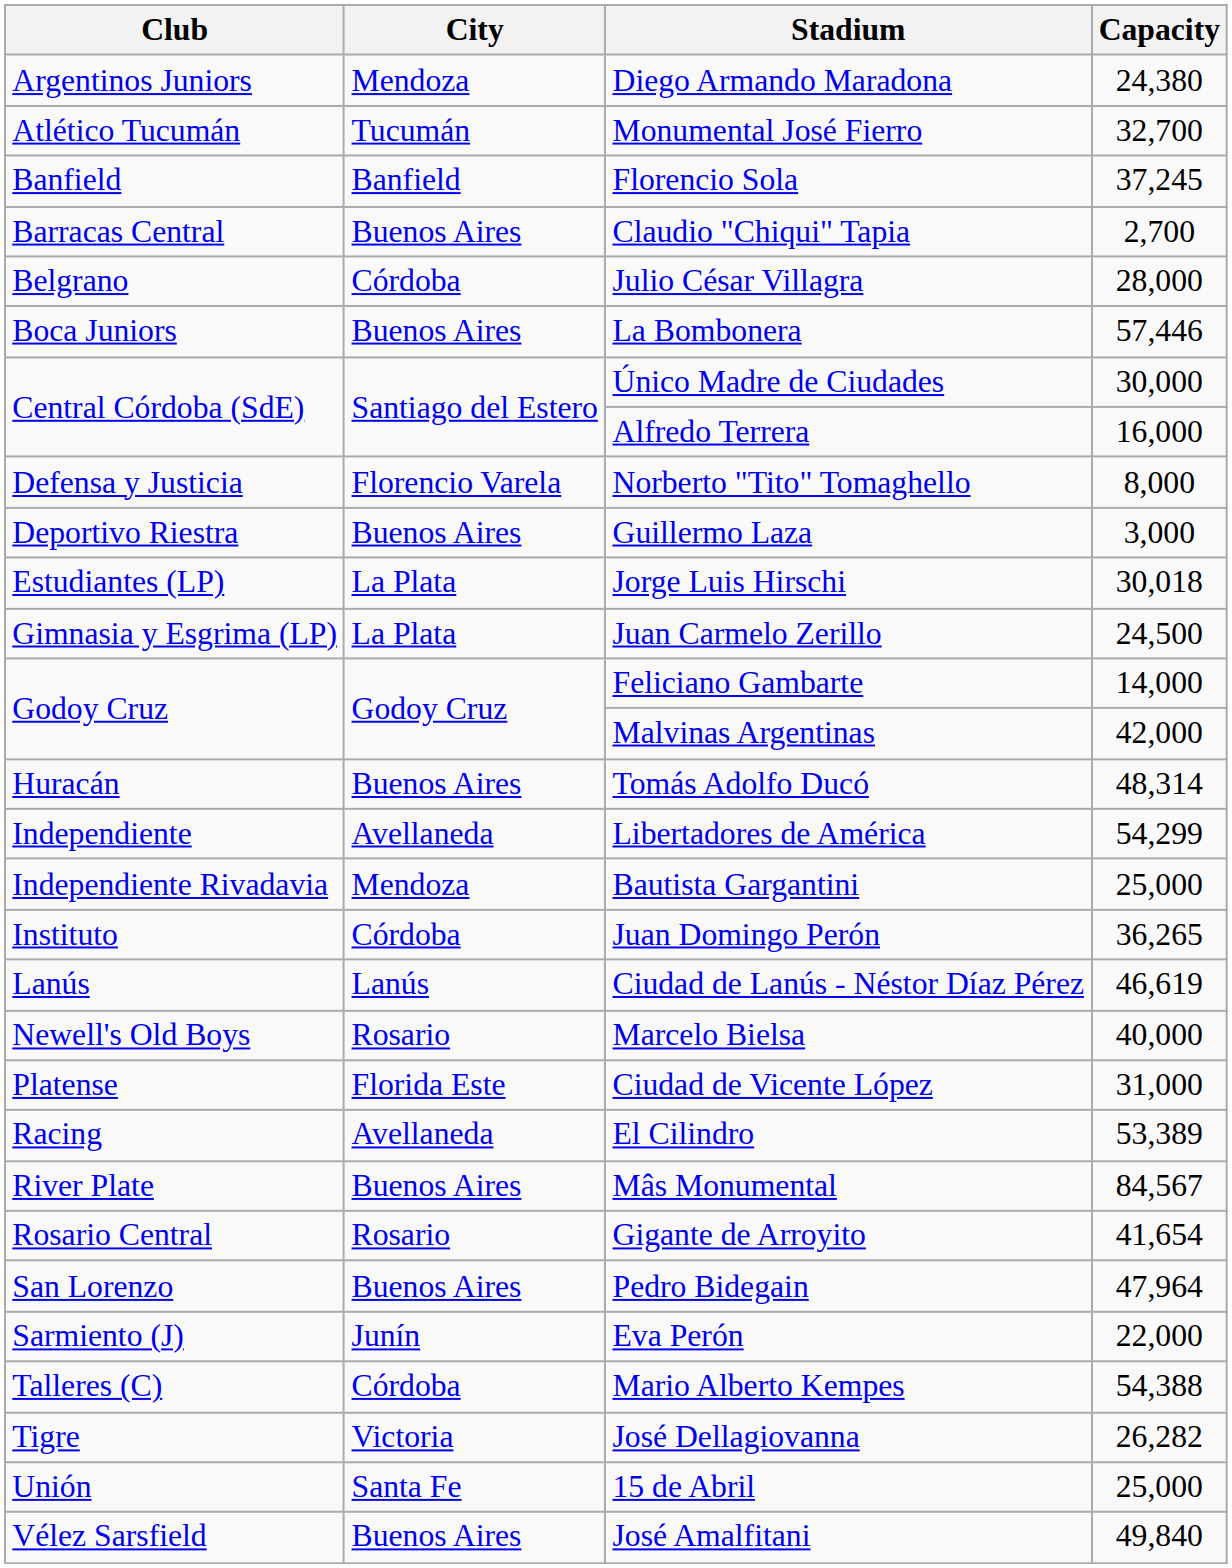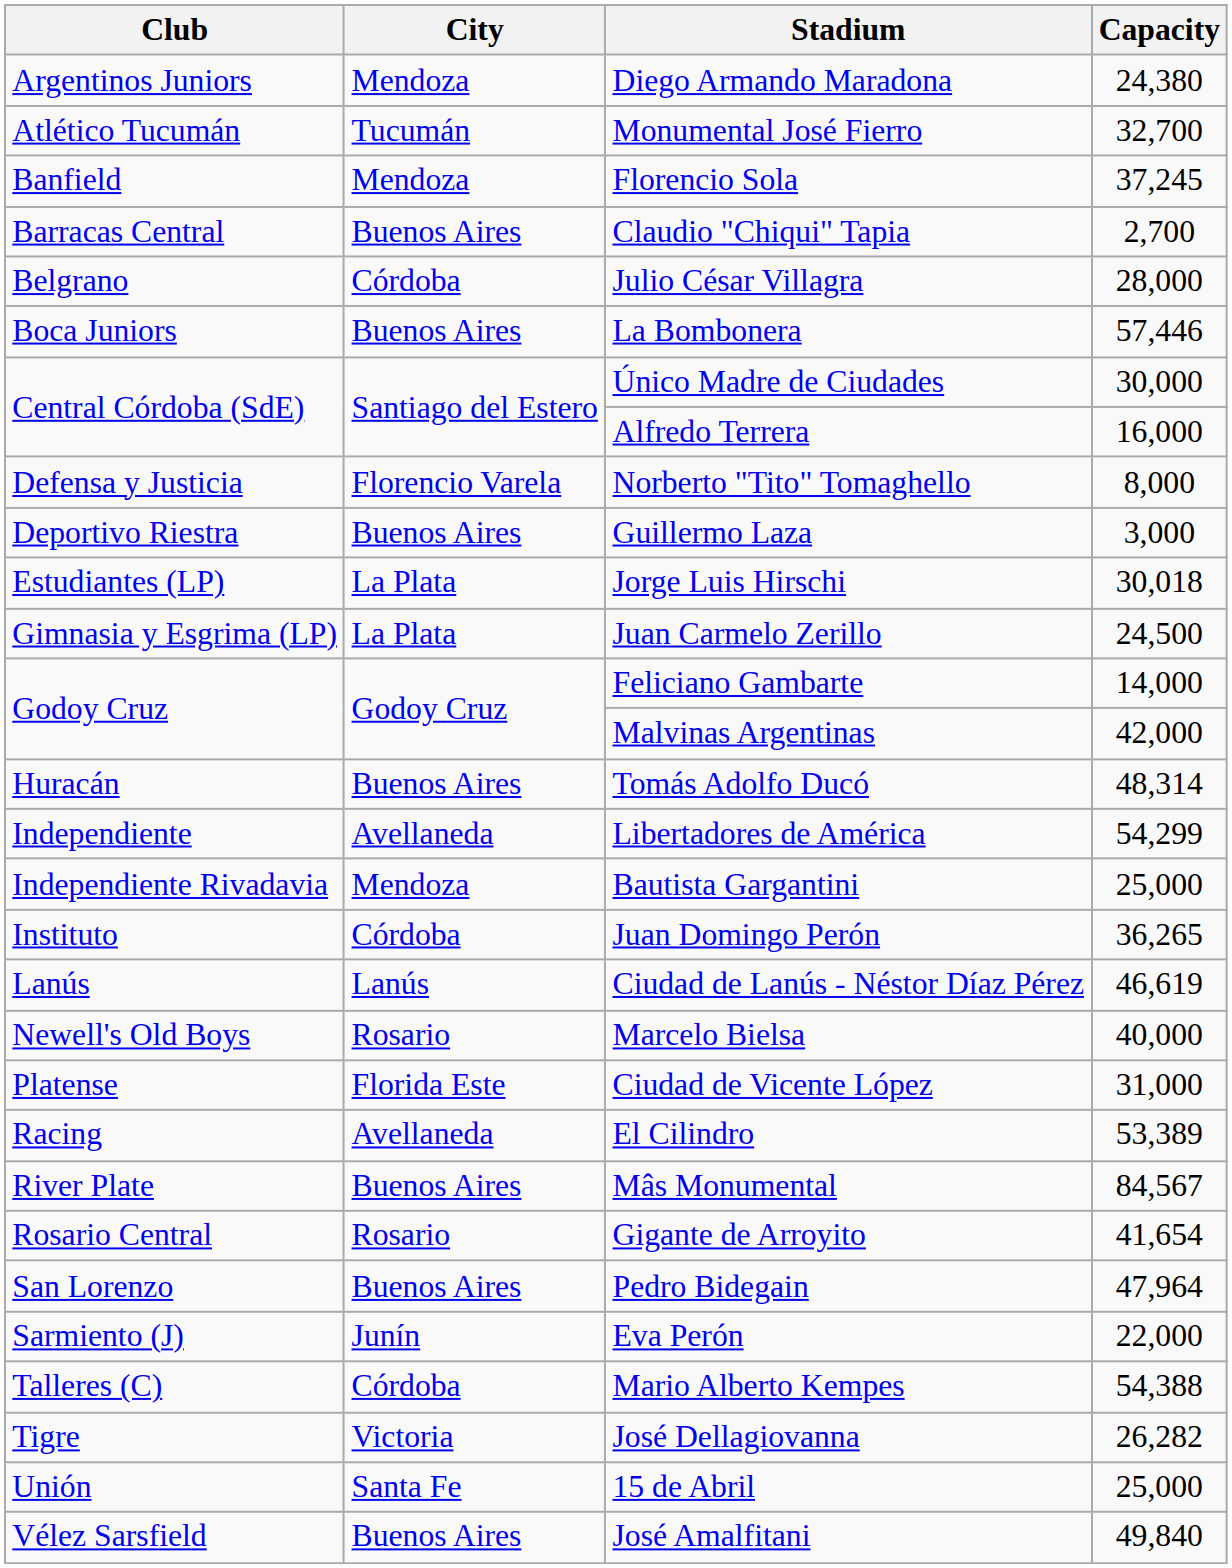(406, 180) Banfield -> (410, 180) Mendoza
